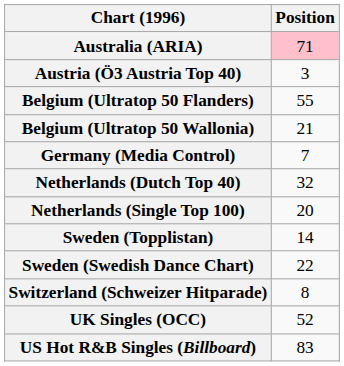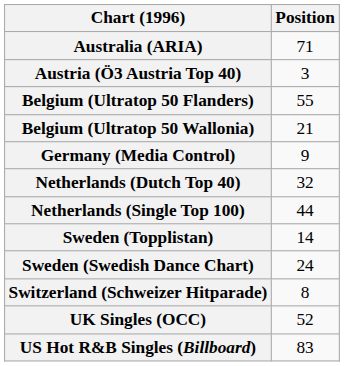(305, 45) pink background -> (305, 45) no background
(305, 155) 7 -> (305, 155) 9
(305, 210) 20 -> (305, 210) 44
(305, 264) 22 -> (305, 264) 24
